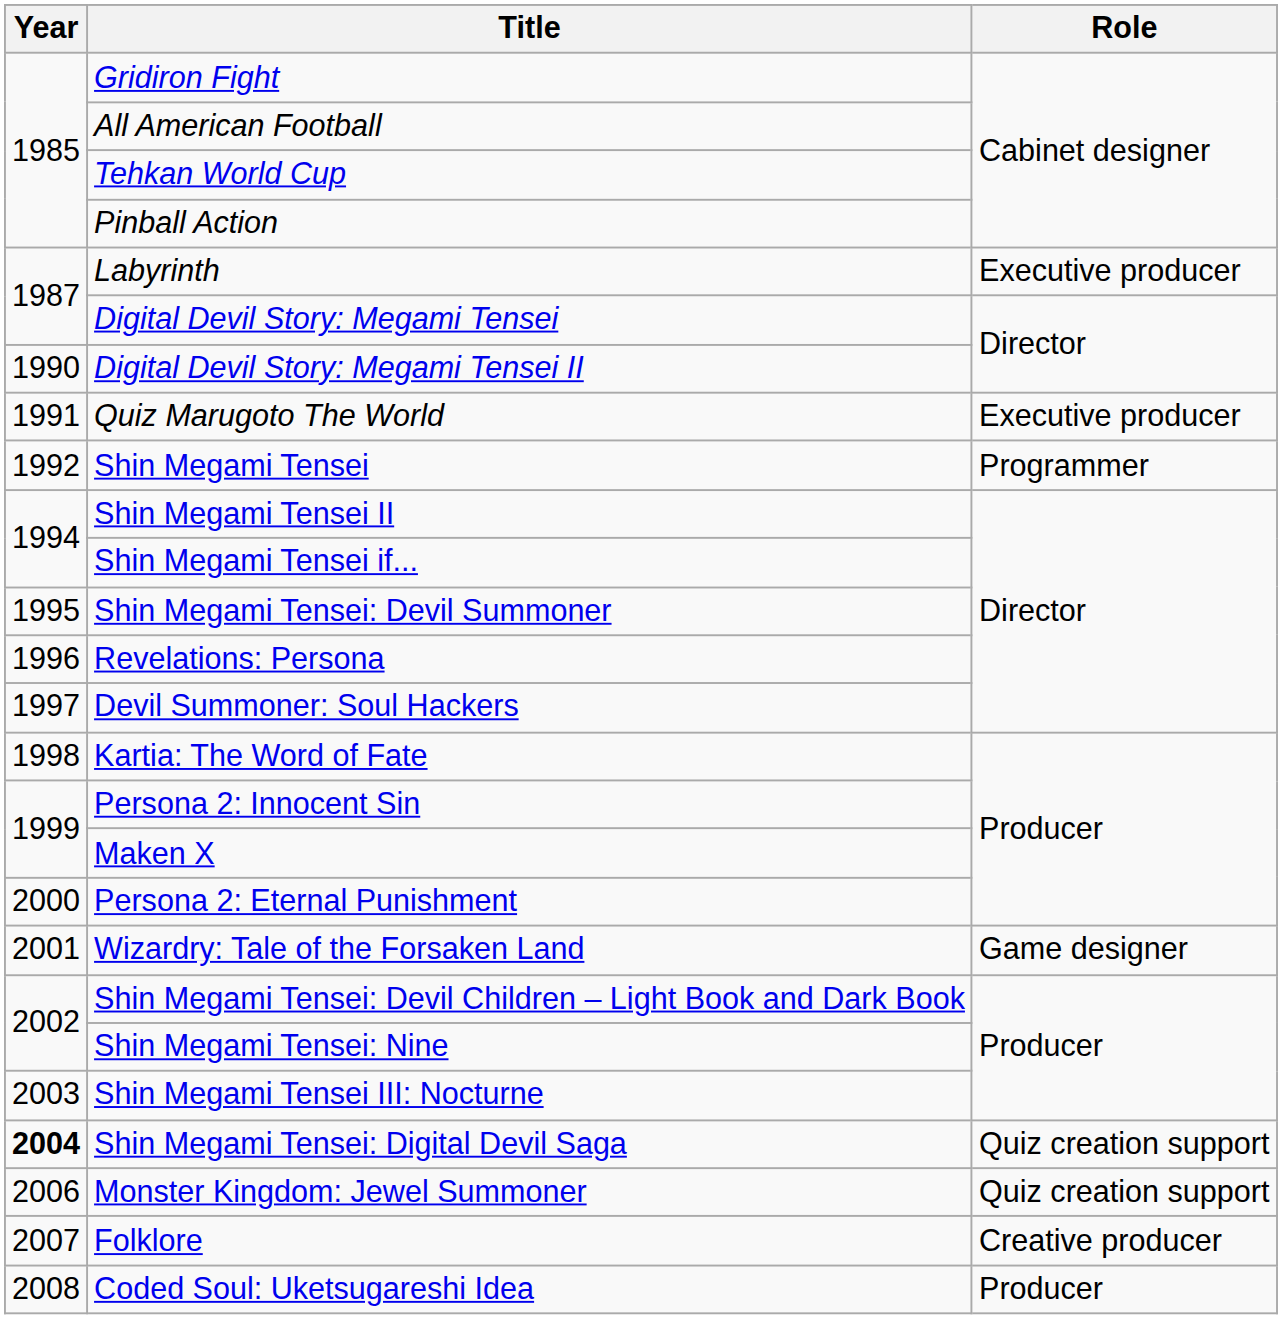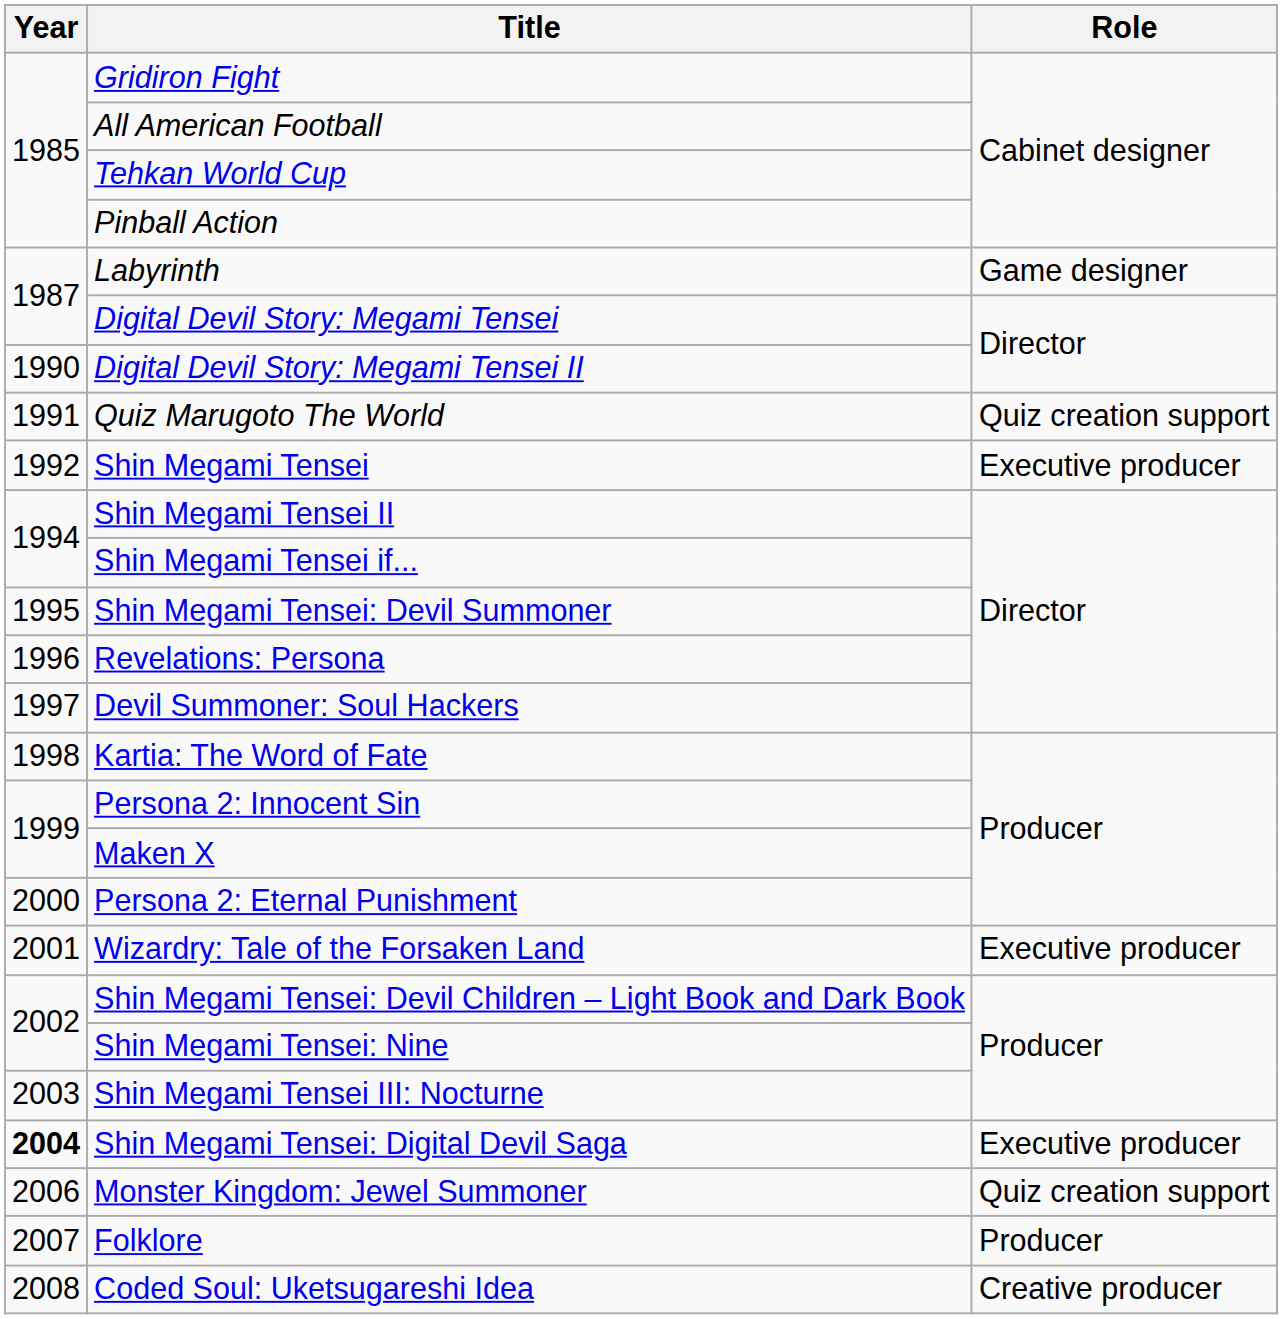(1110, 271) Executive producer -> (1083, 271) Game designer
(1110, 416) Executive producer -> (1124, 416) Quiz creation support
(1064, 464) Programmer -> (1110, 464) Executive producer
(1083, 949) Game designer -> (1110, 949) Executive producer
(1124, 1143) Quiz creation support -> (1110, 1143) Executive producer
(1100, 1240) Creative producer -> (1041, 1240) Producer
(1041, 1288) Producer -> (1100, 1288) Creative producer
